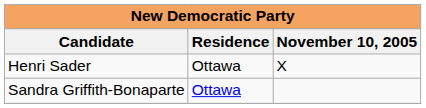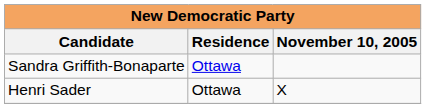rows swapped: (96, 90) <-> (49, 66)
